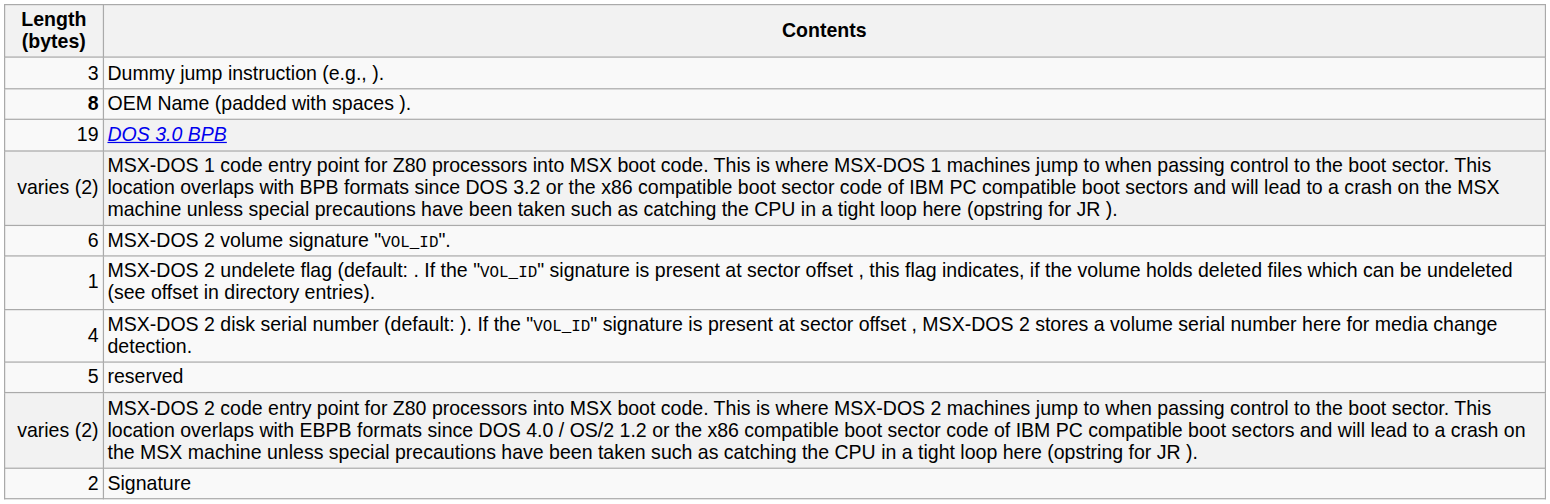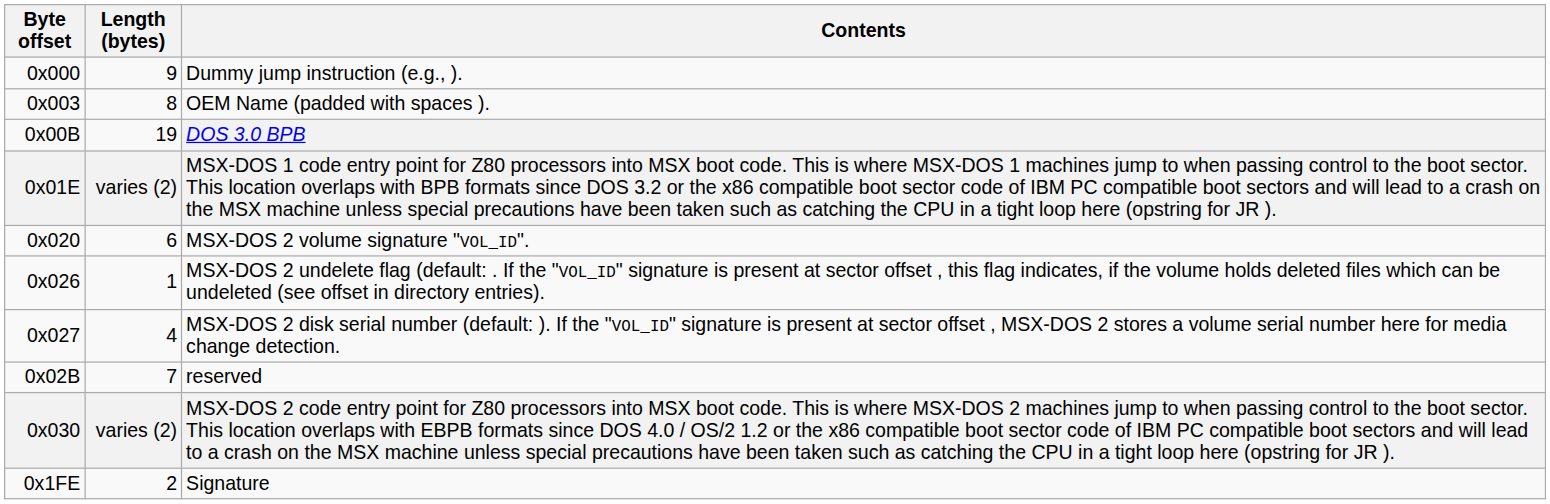+ column: (45, 30)
(93, 72) 3 -> (172, 72) 9
(93, 103) bold -> (172, 103) normal
(93, 377) 5 -> (172, 377) 7
